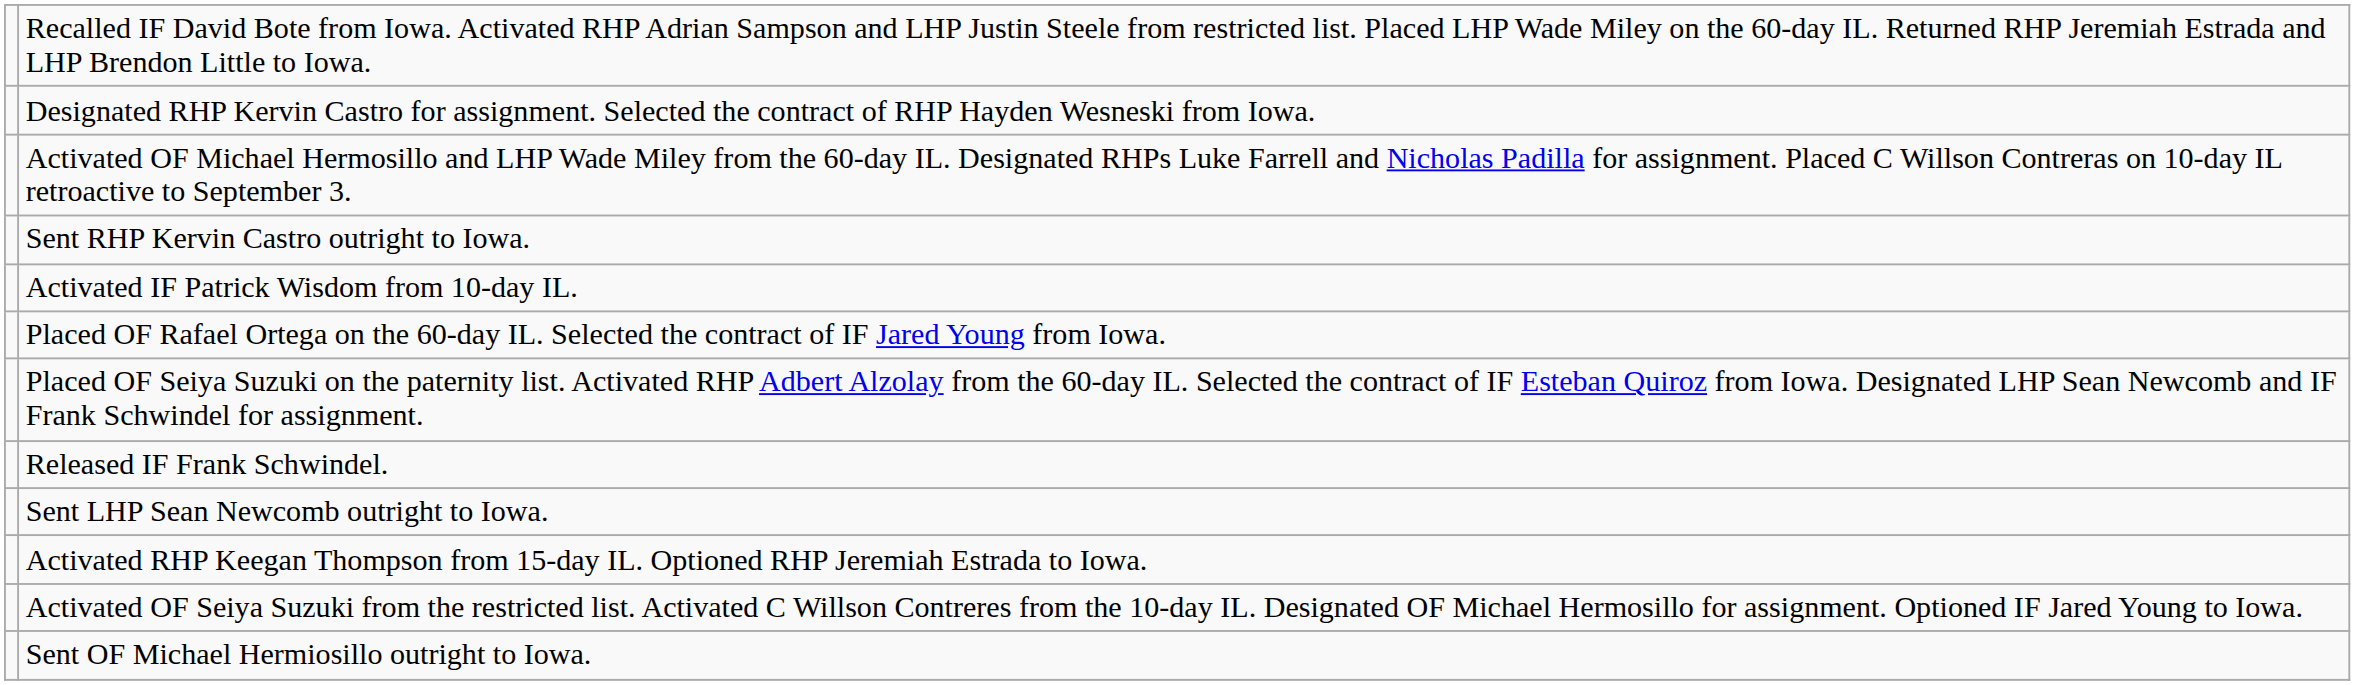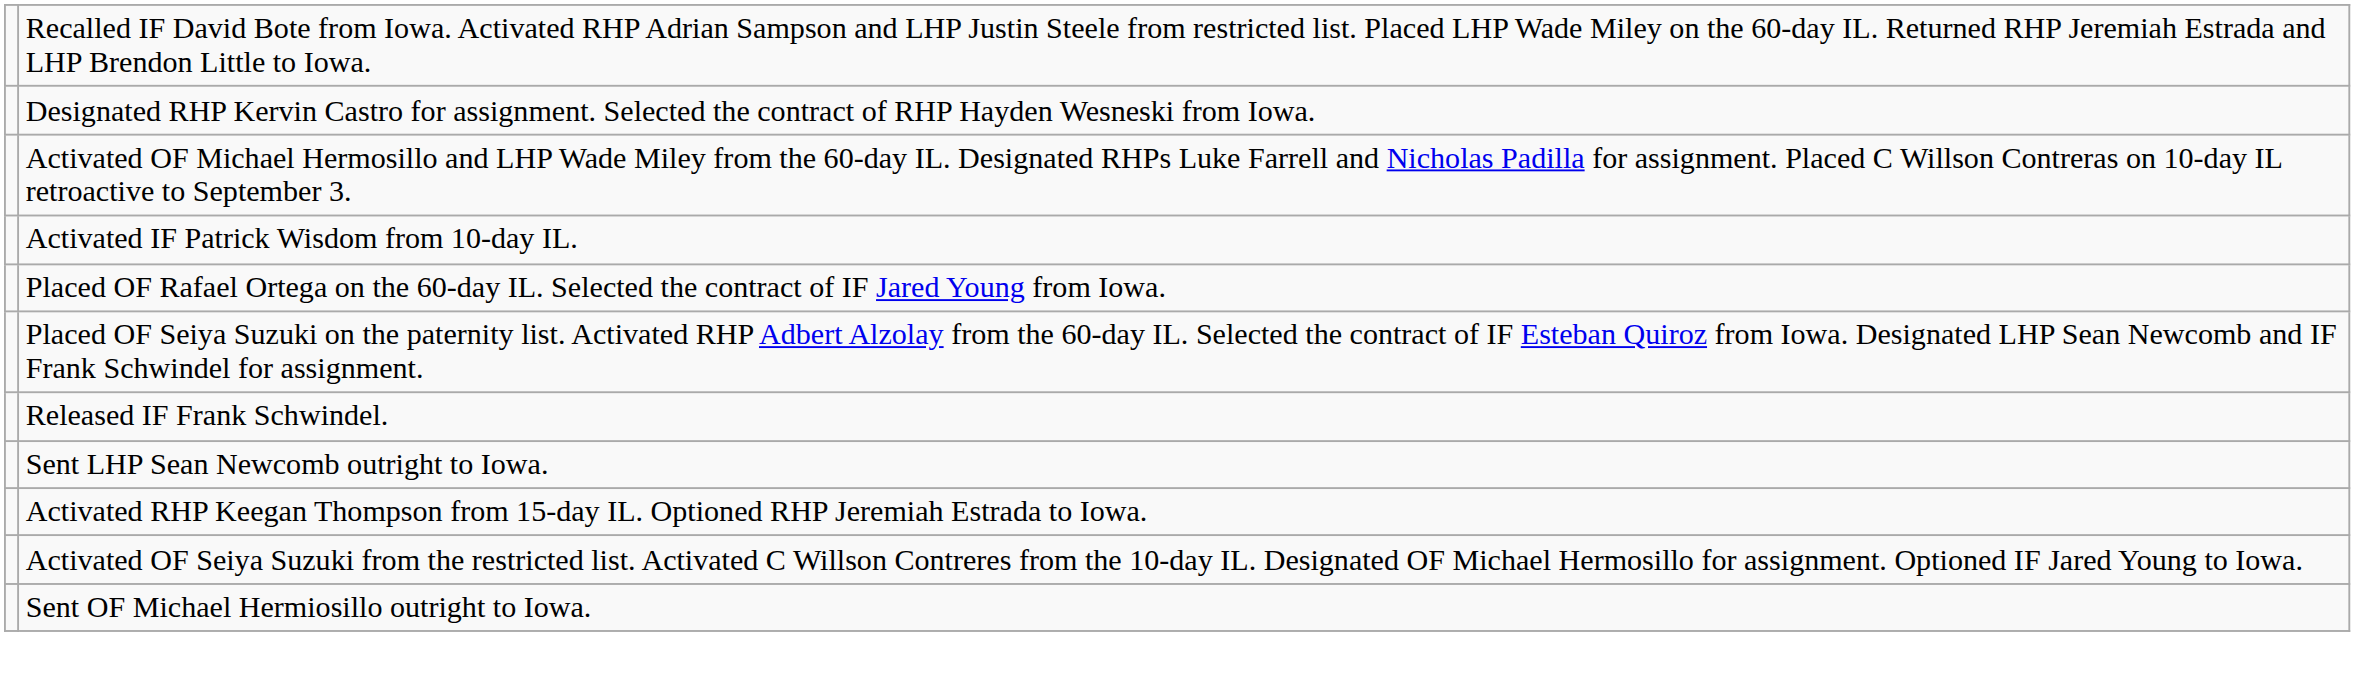- row: (278, 239)
